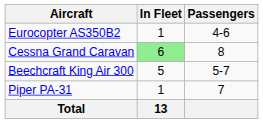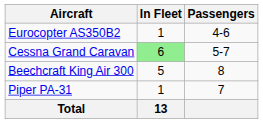(221, 52) 8 -> (221, 52) 5-7
(221, 71) 5-7 -> (221, 71) 8
